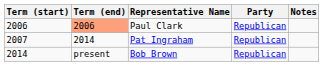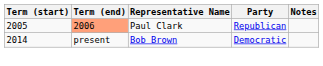(17, 26) 2006 -> (17, 26) 2005
- row: (162, 40)
(260, 54) Republican -> (260, 40) Democratic
